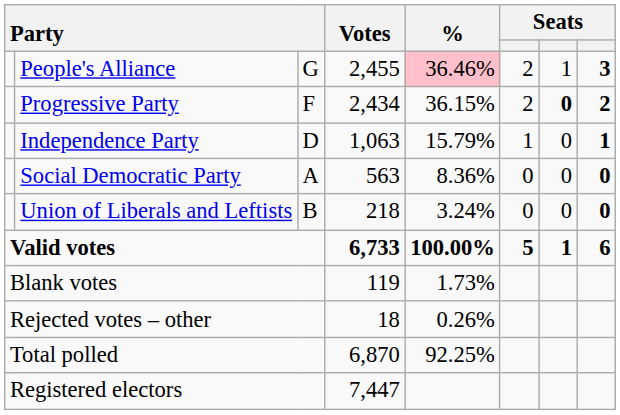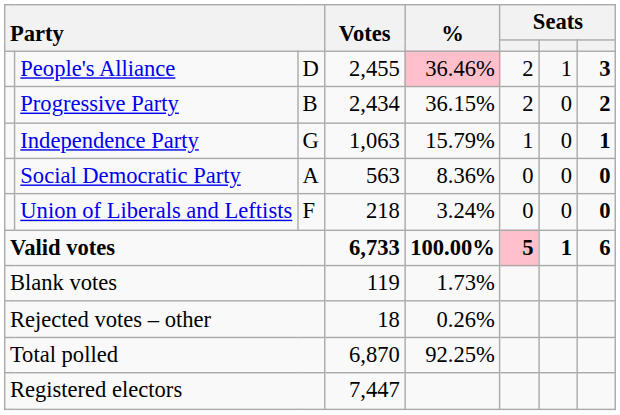(311, 68) G -> (311, 68) D
(309, 104) F -> (310, 104) B
(566, 104) bold -> (566, 104) normal
(311, 140) D -> (311, 140) G
(310, 211) B -> (309, 211) F
(528, 247) no background -> (528, 247) pink background
